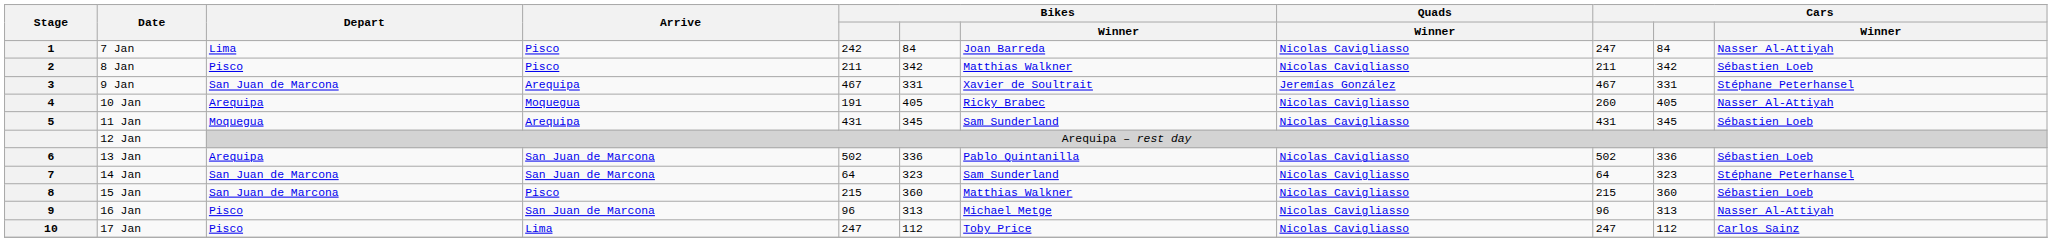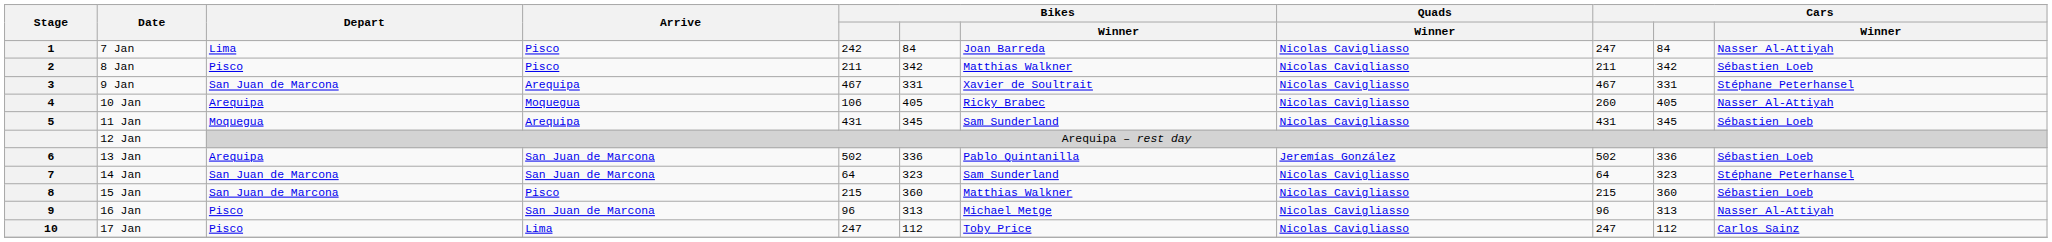(1337, 85) Jeremías González -> (1344, 85) Nicolas Cavigliasso
(852, 103) 191 -> (852, 103) 106
(1344, 157) Nicolas Cavigliasso -> (1337, 157) Jeremías González
